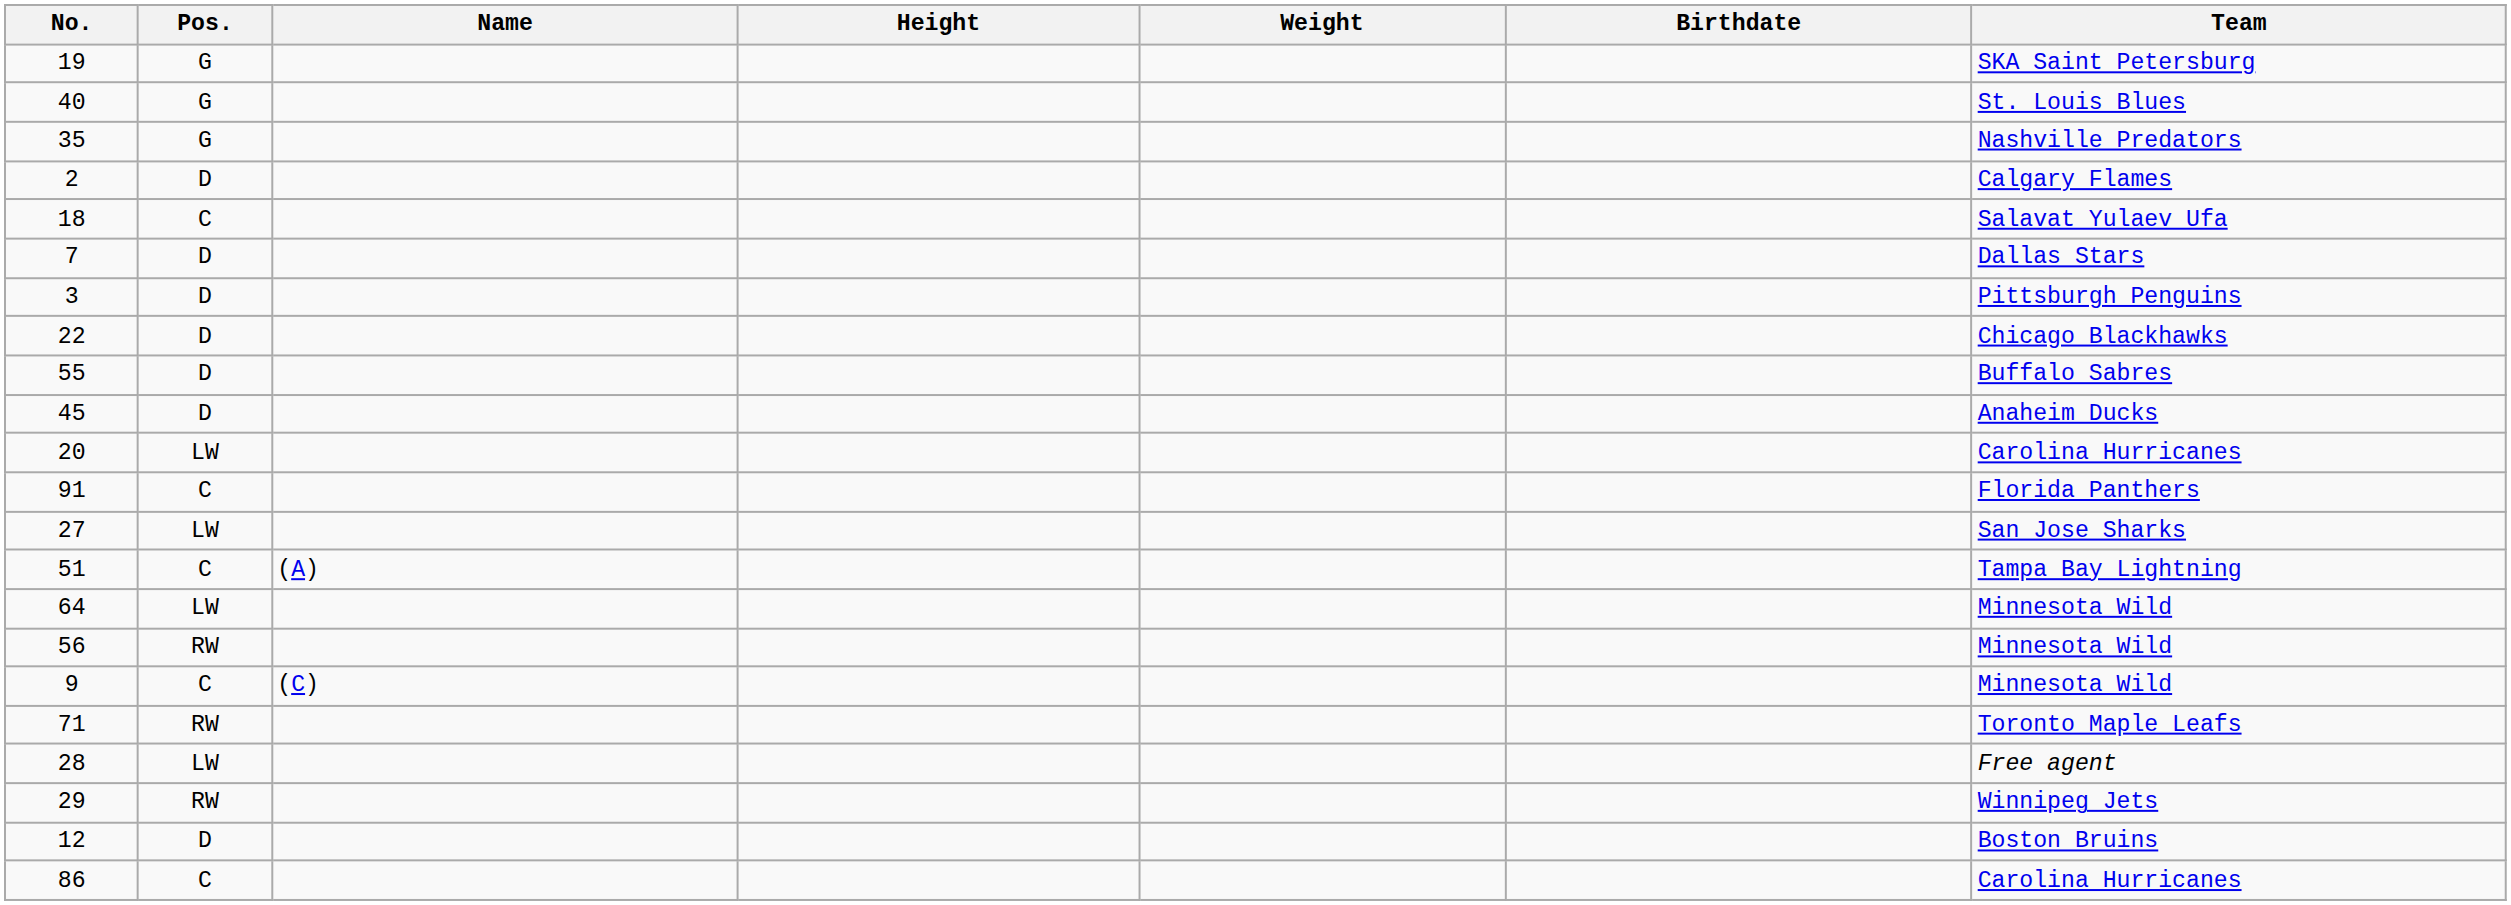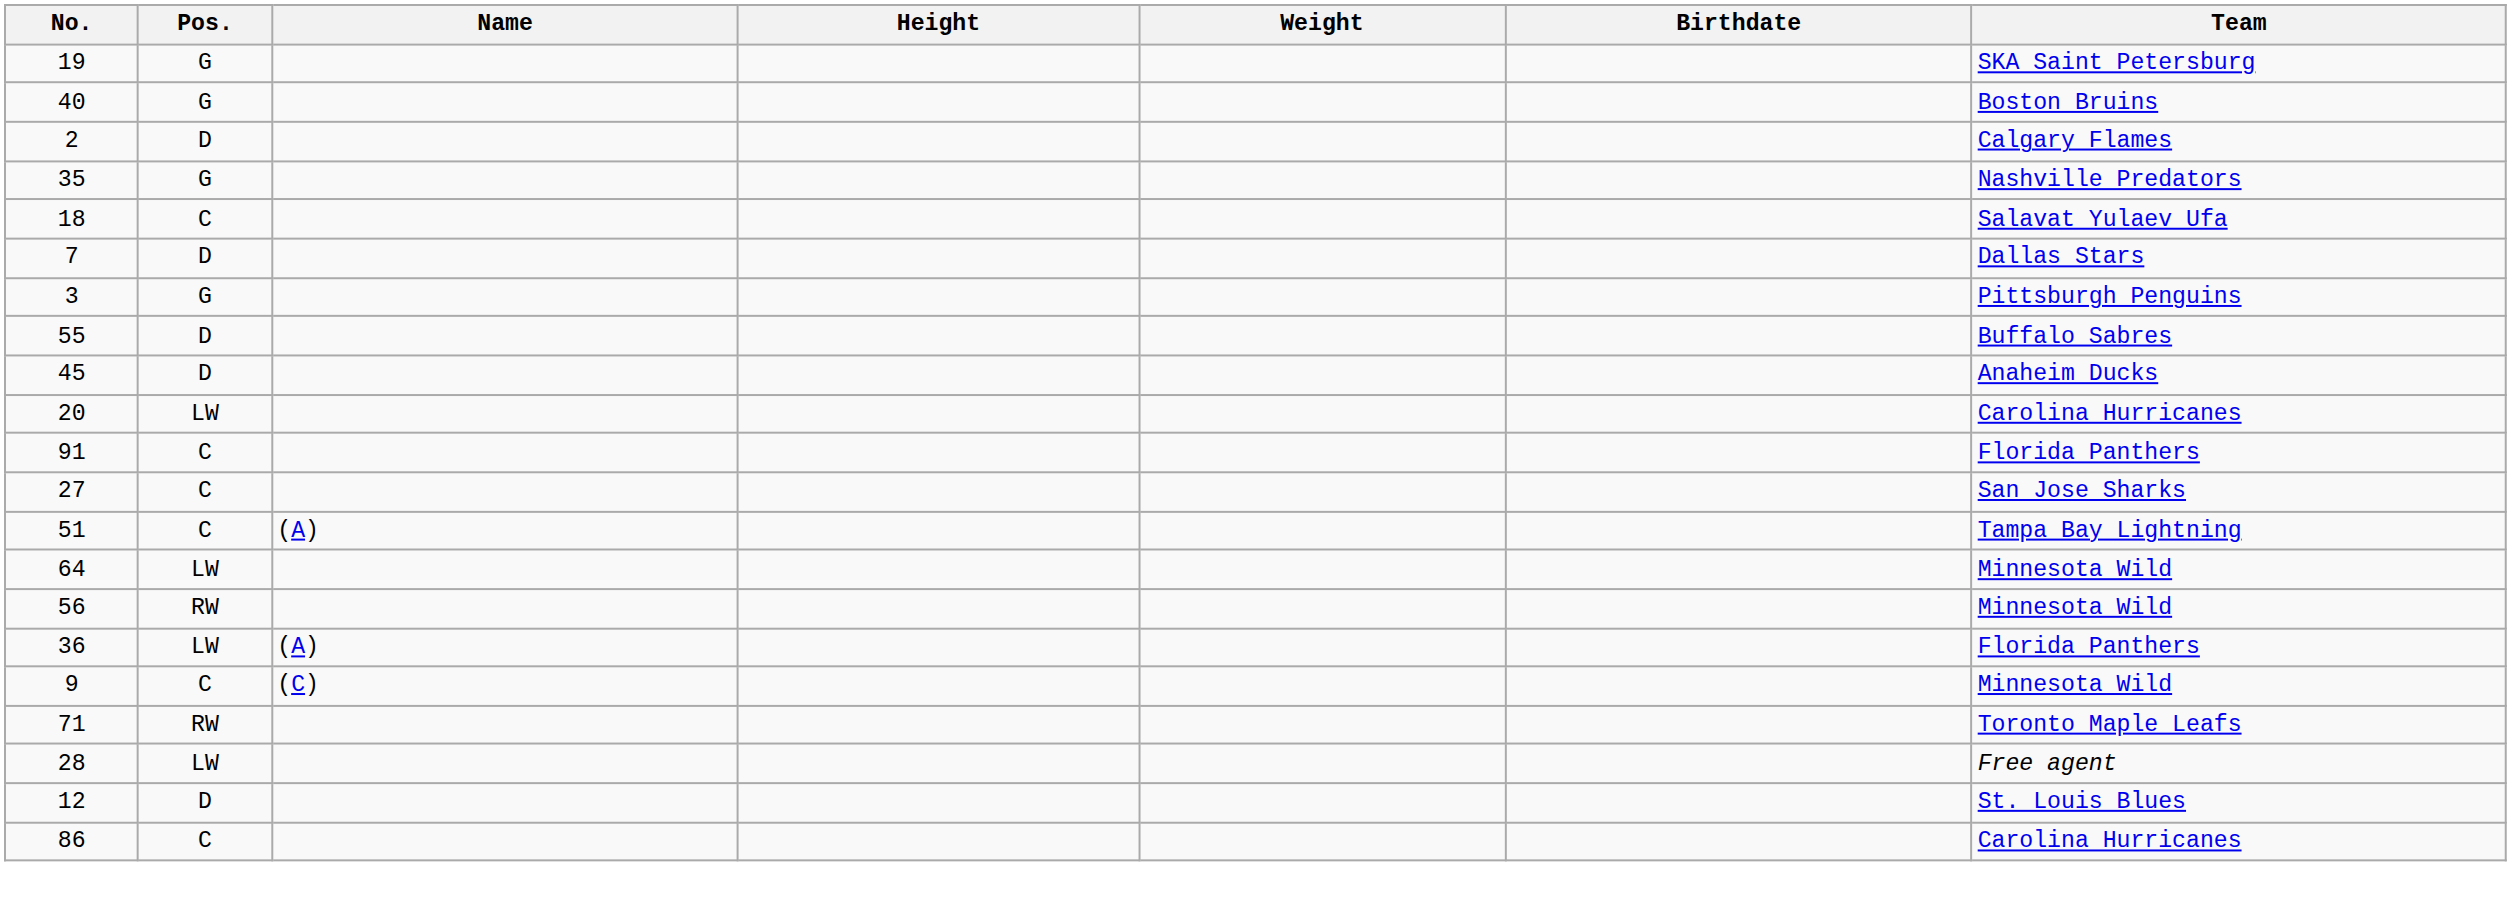(2082, 102) St. Louis Blues -> (2068, 102) Boston Bruins
rows swapped: (72, 141) <-> (72, 180)
(205, 297) D -> (205, 297) G
- row: (72, 335)
(205, 530) LW -> (205, 491) C
+ row: (72, 647)
- row: (72, 803)
(2068, 841) Boston Bruins -> (2082, 803) St. Louis Blues
